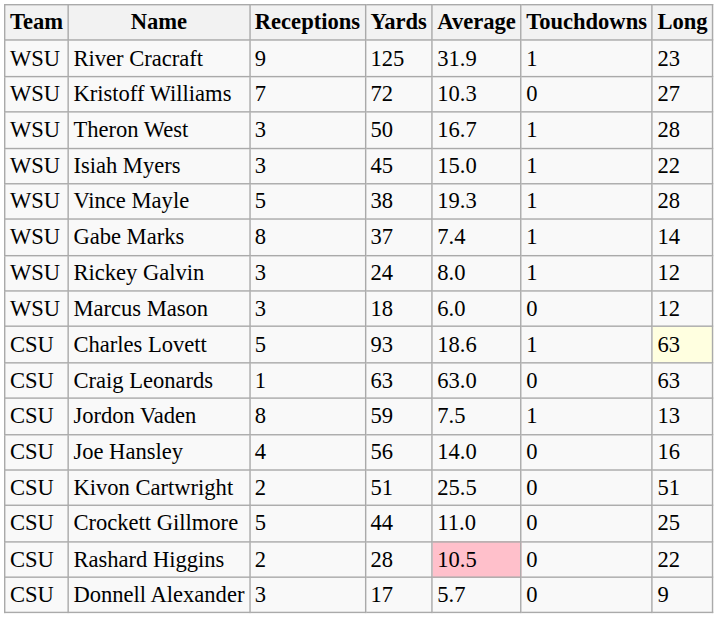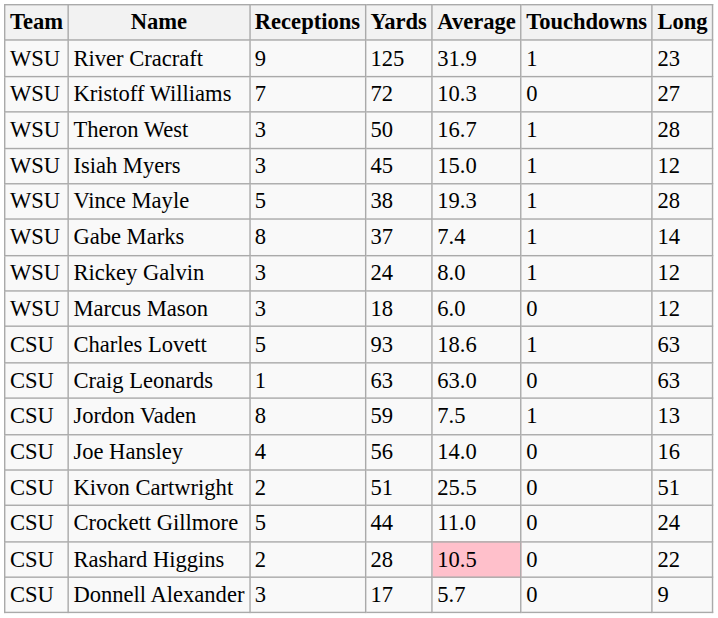(669, 165) 22 -> (669, 165) 12
(669, 344) lightyellow background -> (669, 344) no background
(669, 523) 25 -> (669, 523) 24
